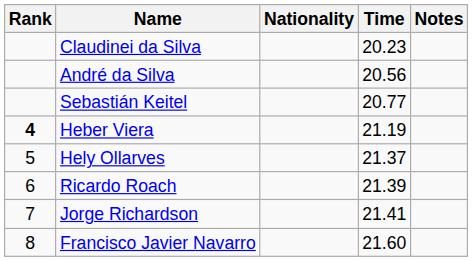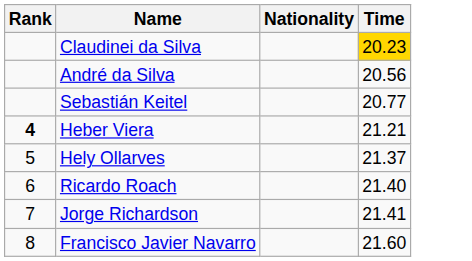- column: (439, 19)
(384, 47) no background -> (384, 47) gold background
(384, 130) 21.19 -> (384, 130) 21.21
(384, 186) 21.39 -> (384, 186) 21.40
